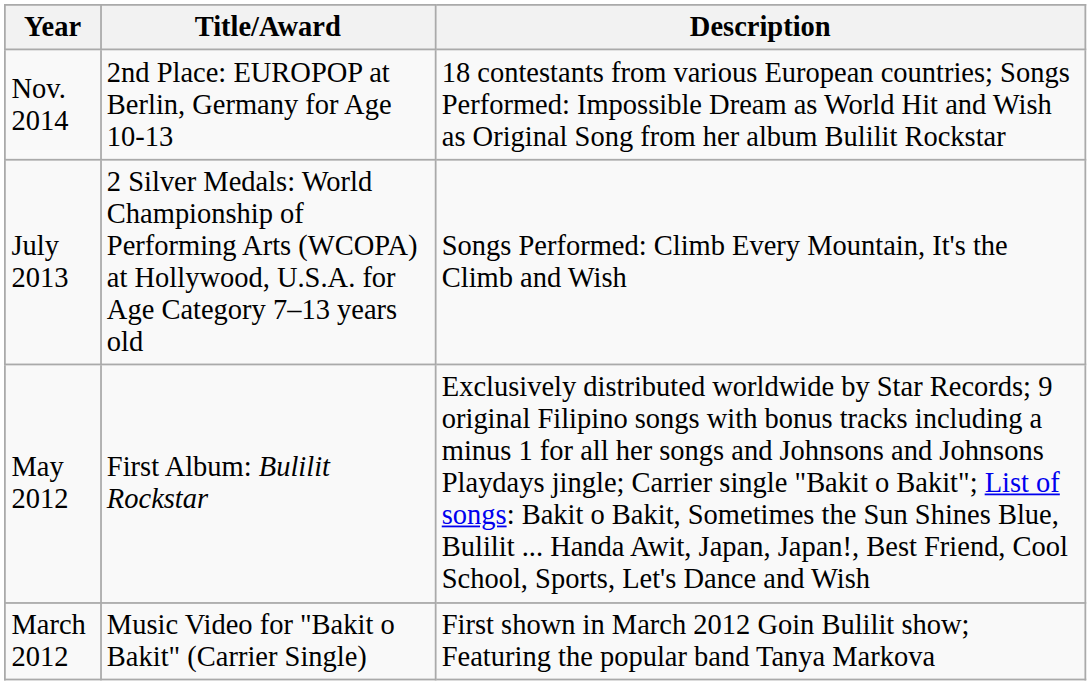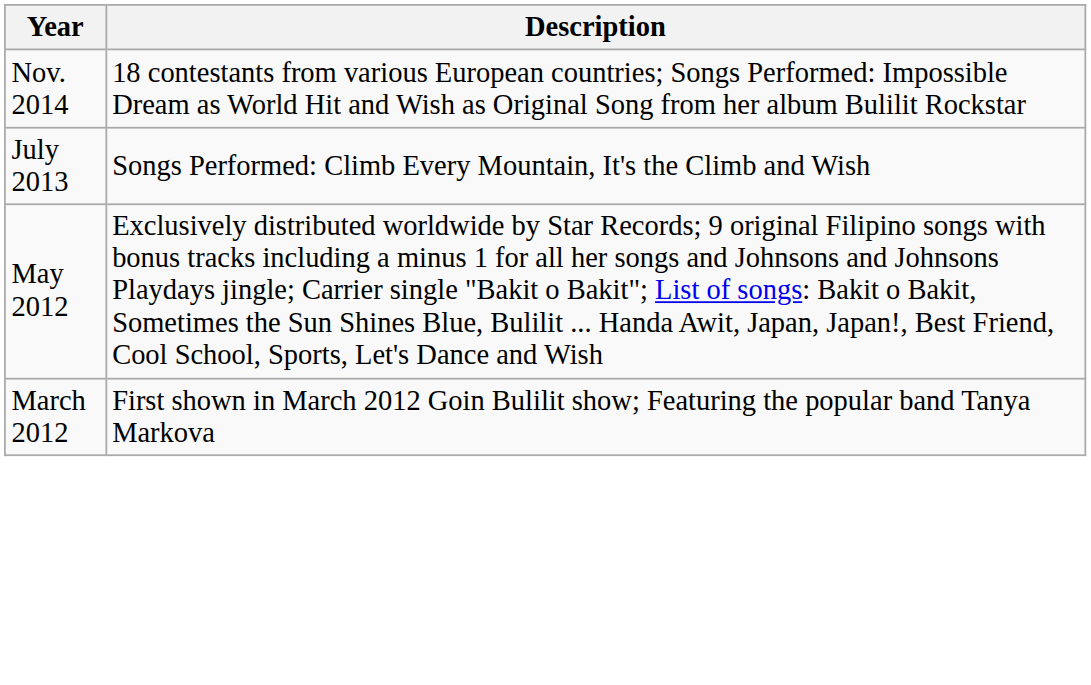- column: (268, 27)
